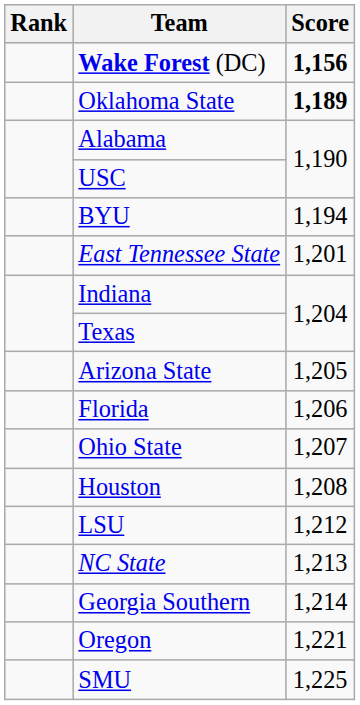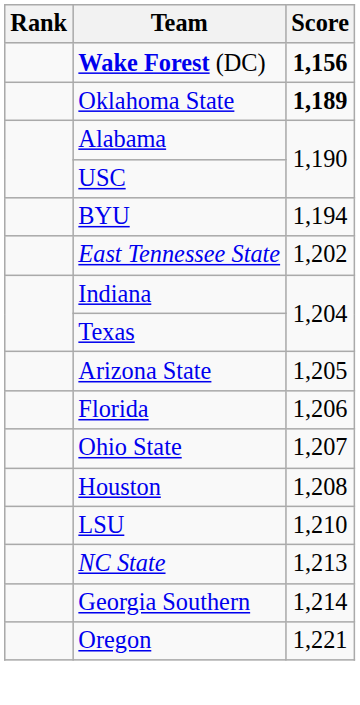(320, 255) 1,201 -> (320, 255) 1,202
(320, 525) 1,212 -> (320, 525) 1,210
- row: (105, 679)
